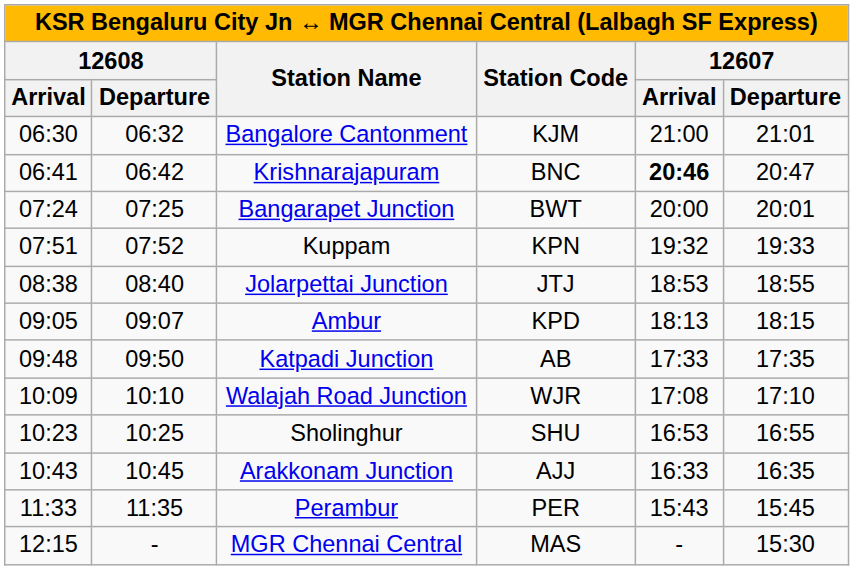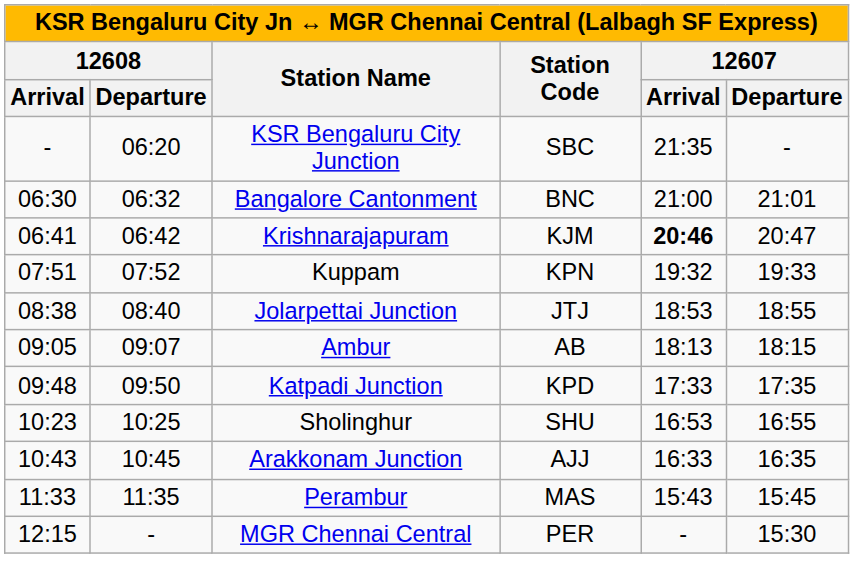+ row: (356, 148)
(556, 135) KJM -> (570, 198) BNC
(556, 172) BNC -> (570, 236) KJM
- row: (346, 209)
(556, 321) KPD -> (570, 348) AB
(556, 358) AB -> (570, 385) KPD
- row: (346, 396)
(556, 508) PER -> (570, 497) MAS
(556, 545) MAS -> (570, 534) PER
